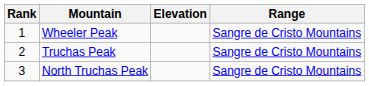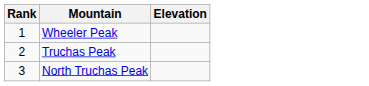- column: (287, 14)
